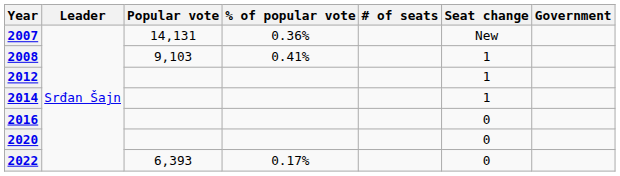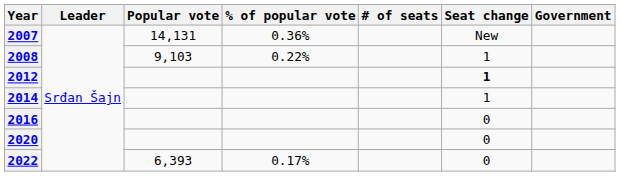(290, 56) 0.41% -> (290, 56) 0.22%
(487, 77) normal -> (487, 77) bold
